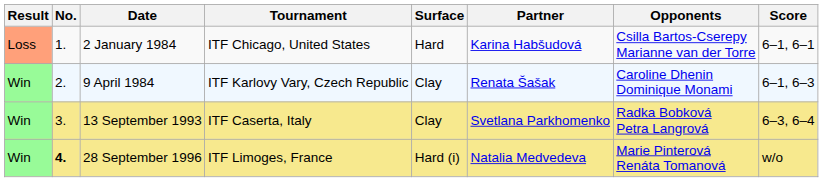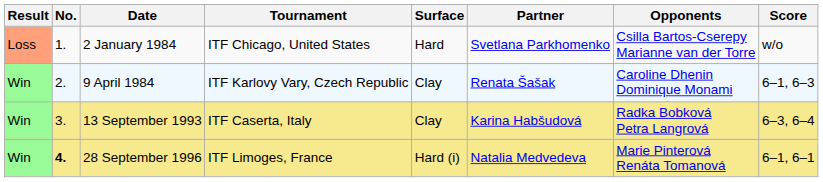(526, 44) Karina Habšudová -> (540, 44) Svetlana Parkhomenko
(788, 44) 6–1, 6–1 -> (772, 44) w/o
(540, 119) Svetlana Parkhomenko -> (526, 119) Karina Habšudová
(772, 157) w/o -> (788, 157) 6–1, 6–1
